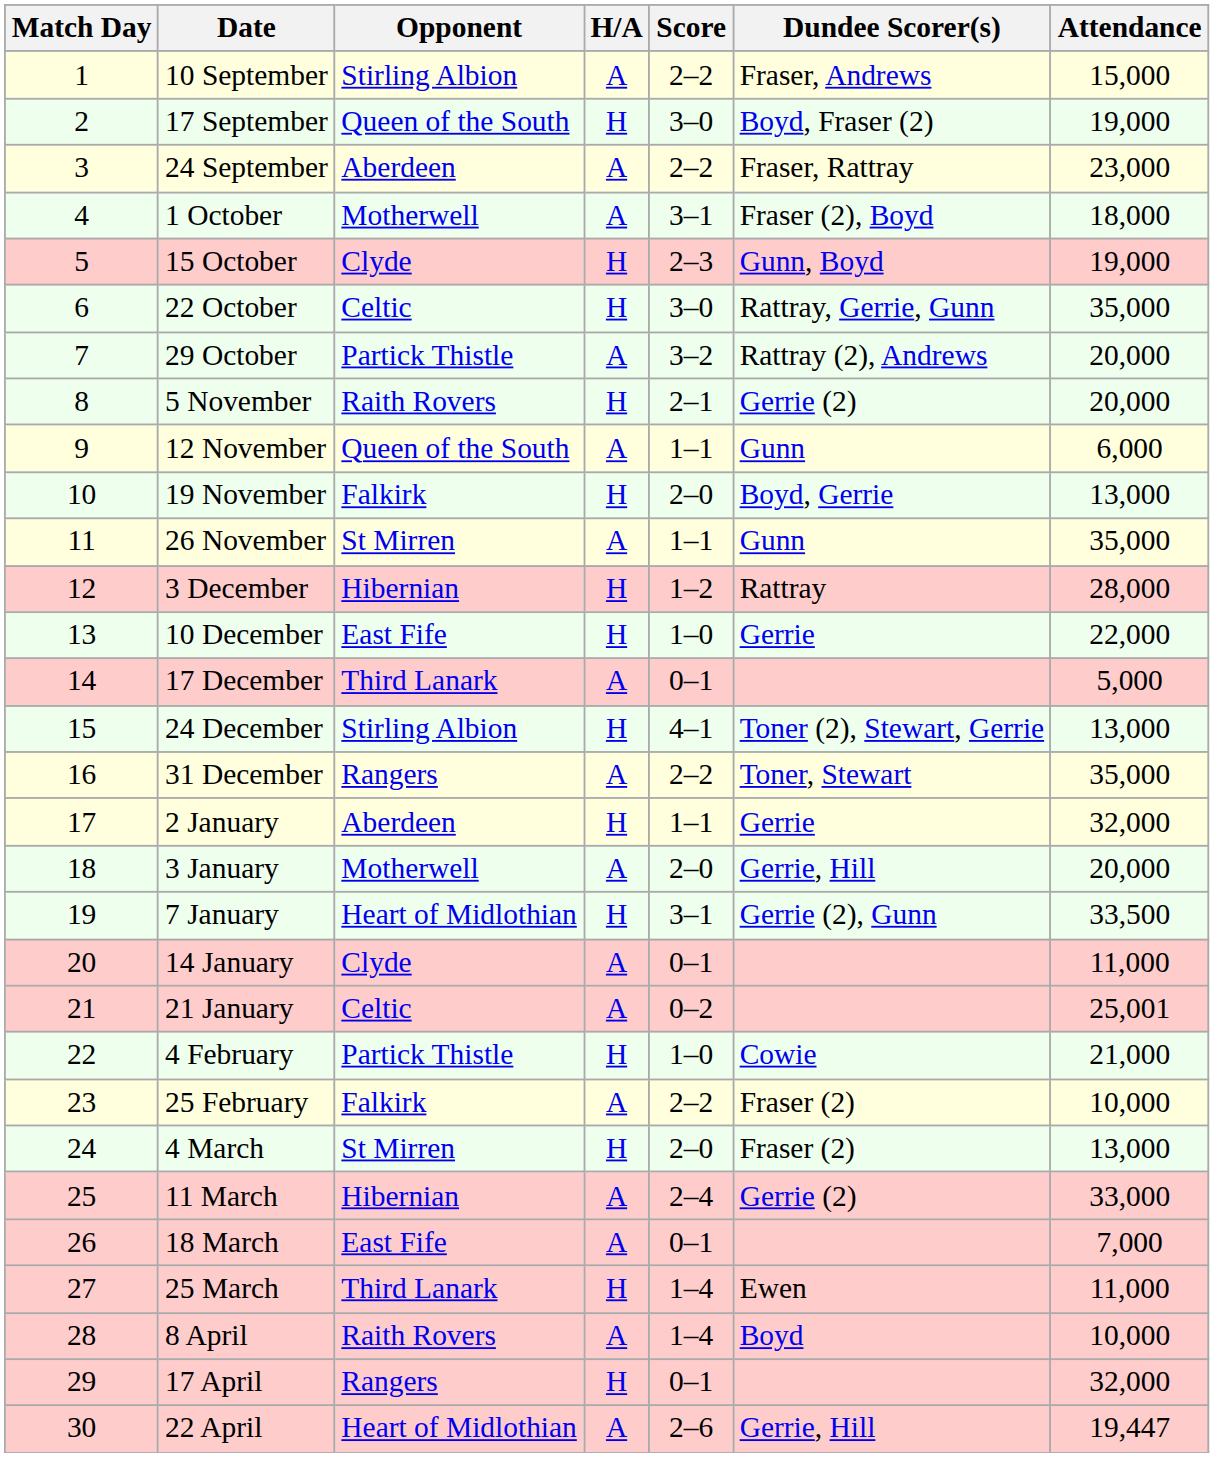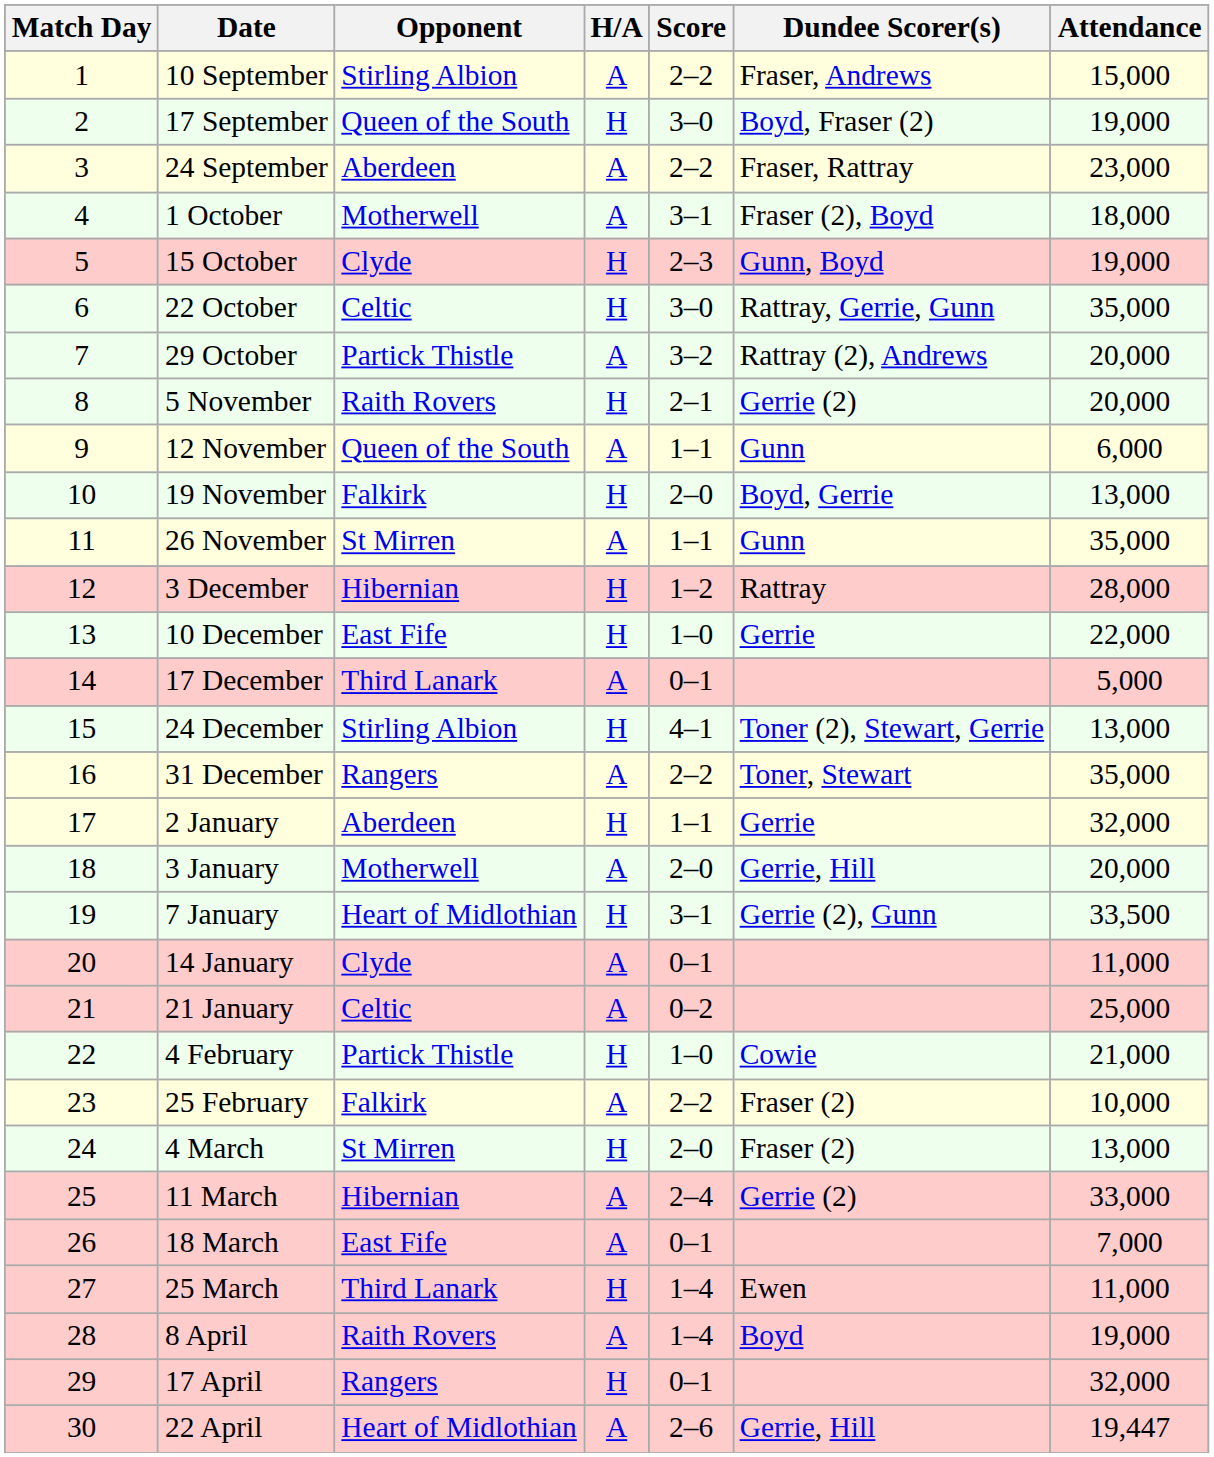(1130, 1008) 25,001 -> (1130, 1008) 25,000
(1130, 1335) 10,000 -> (1130, 1335) 19,000
